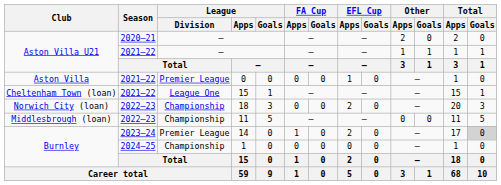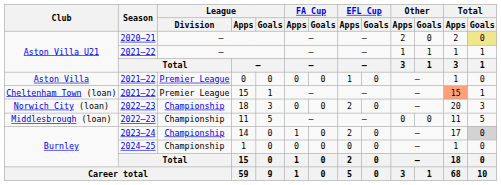(482, 38) no background -> (482, 38) khaki background
(195, 92) League One -> (195, 92) Premier League
(456, 92) no background -> (456, 92) lightsalmon background
(195, 133) Premier League -> (195, 133) Championship
